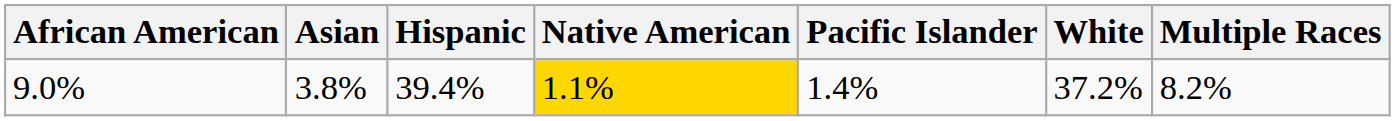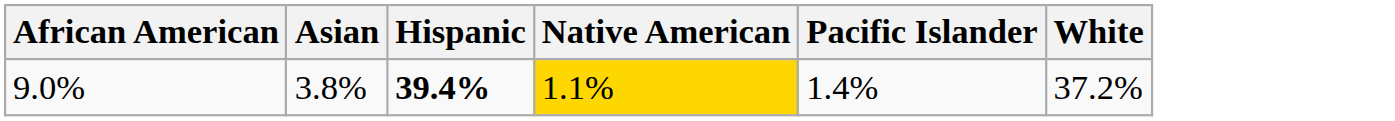- column: (1271, 31)
(440, 86) normal -> (443, 86) bold
